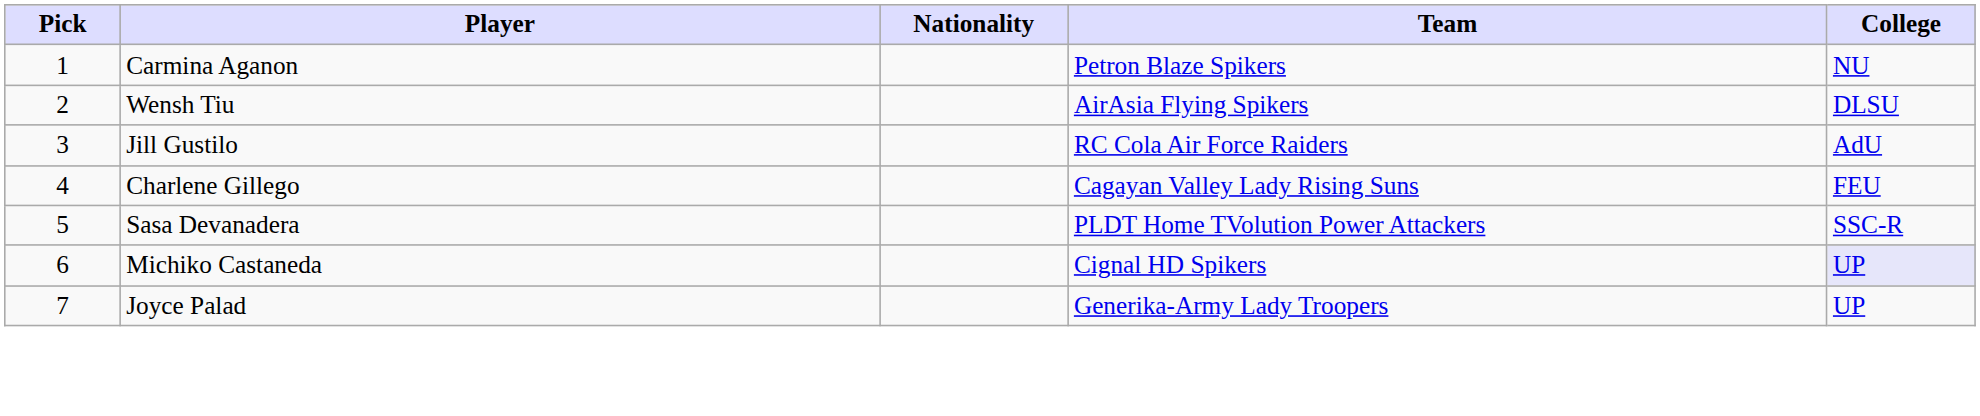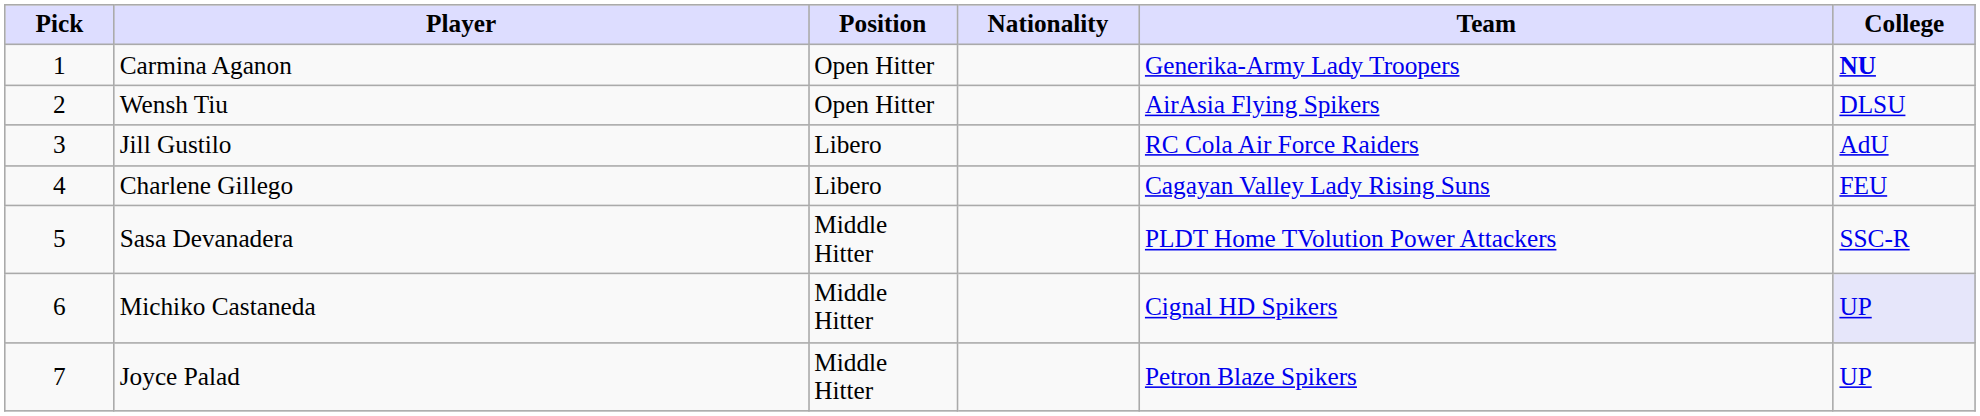+ column: (883, 24)
(1180, 64) Petron Blaze Spikers -> (1302, 64) Generika-Army Lady Troopers
(1851, 64) normal -> (1858, 64) bold
(1231, 305) Generika-Army Lady Troopers -> (1251, 376) Petron Blaze Spikers
